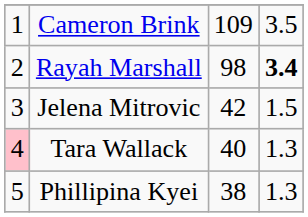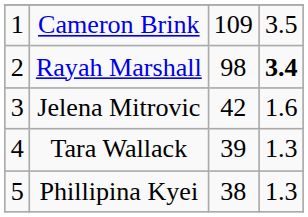(281, 107) 1.5 -> (281, 107) 1.6
(17, 149) pink background -> (17, 149) no background
(233, 149) 40 -> (233, 149) 39
